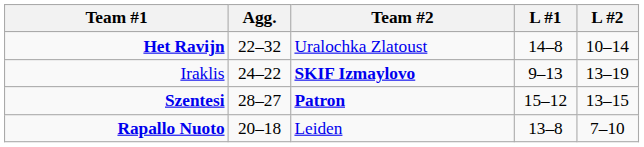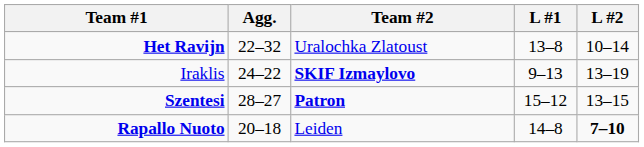(545, 45) 14–8 -> (545, 45) 13–8
(545, 127) 13–8 -> (545, 127) 14–8
(607, 127) normal -> (607, 127) bold
